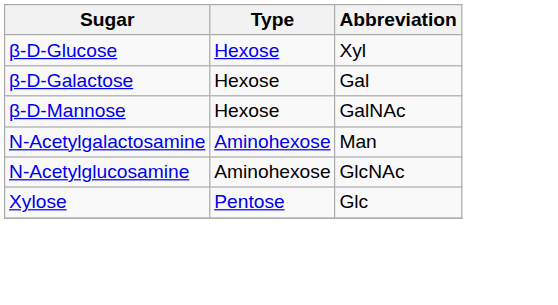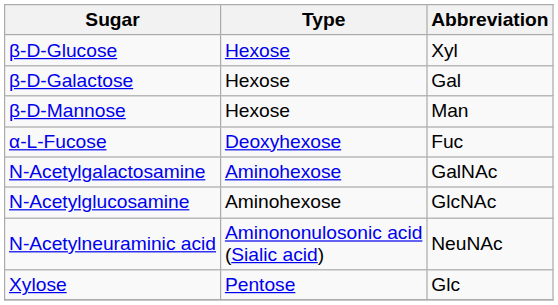(372, 111) GalNAc -> (450, 111) Man
+ row: (58, 141)
(358, 141) Man -> (464, 171) GalNAc
+ row: (113, 243)
